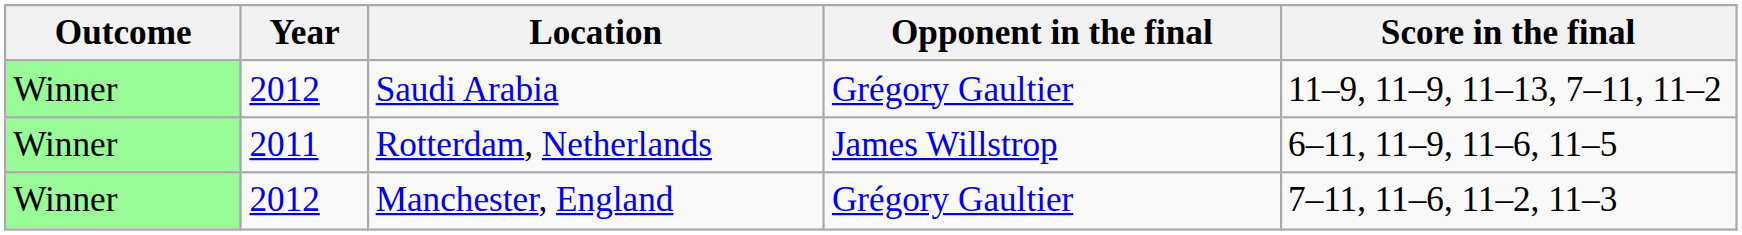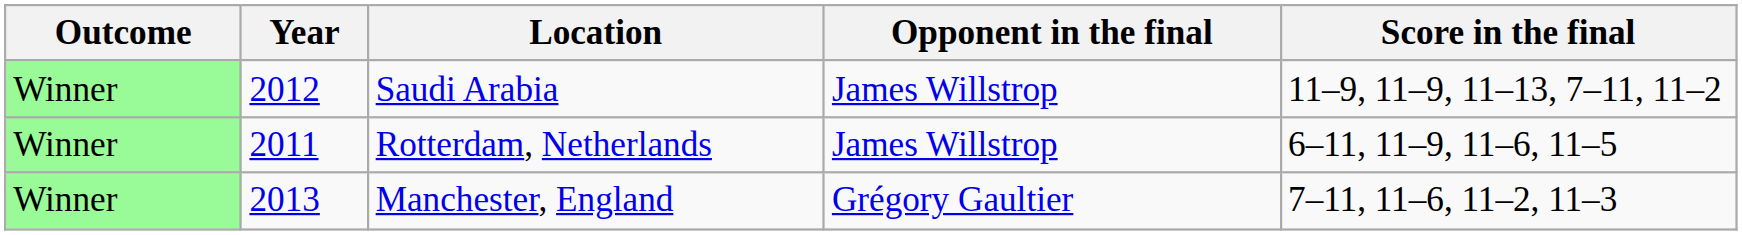(953, 88) Grégory Gaultier -> (945, 88) James Willstrop
(285, 199) 2012 -> (285, 199) 2013
